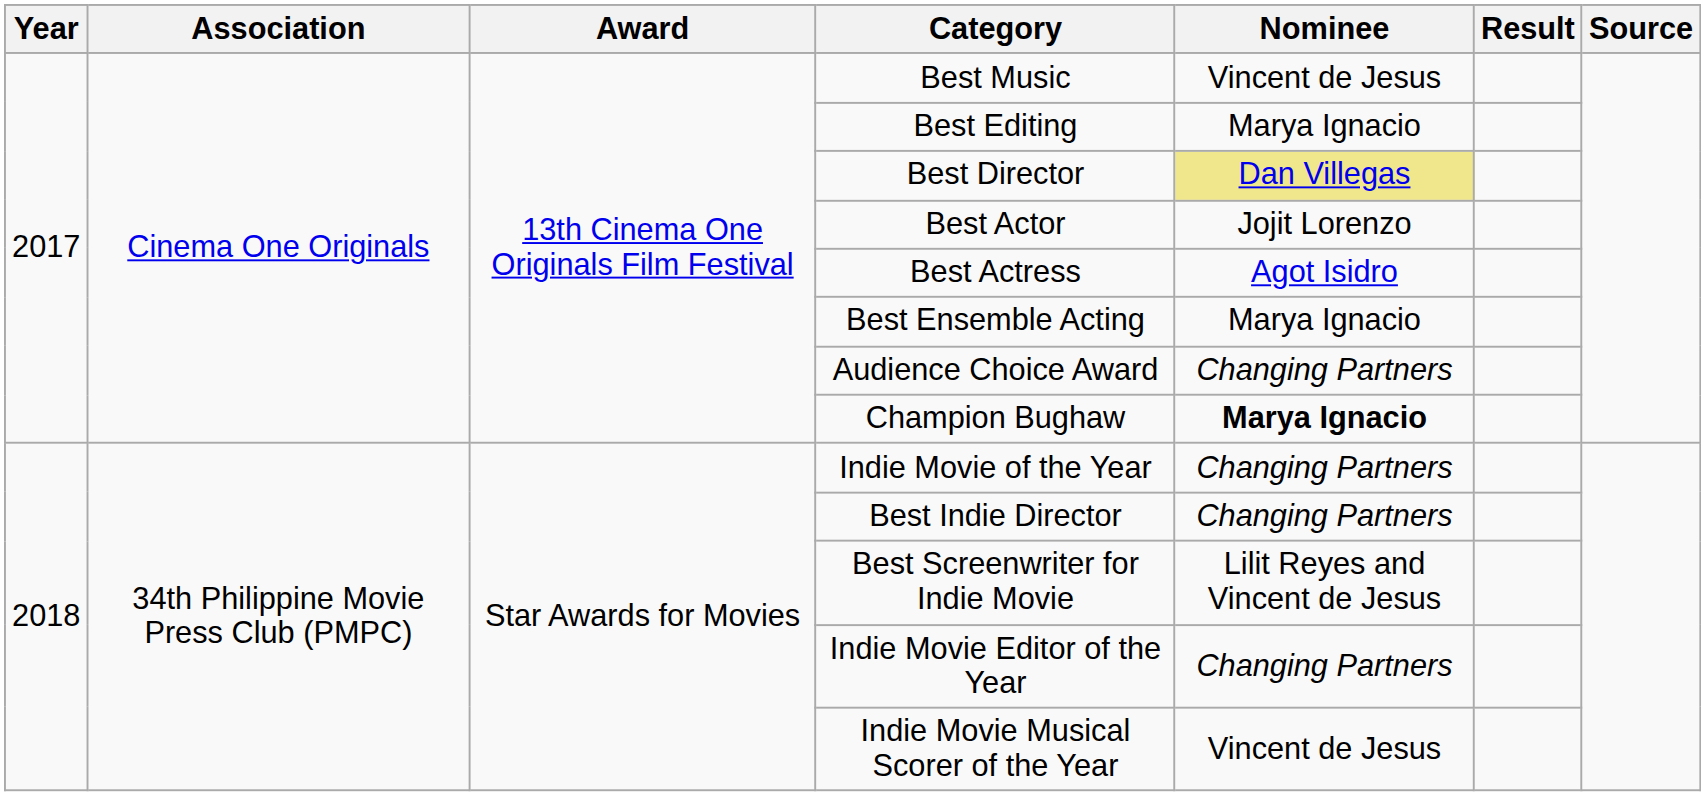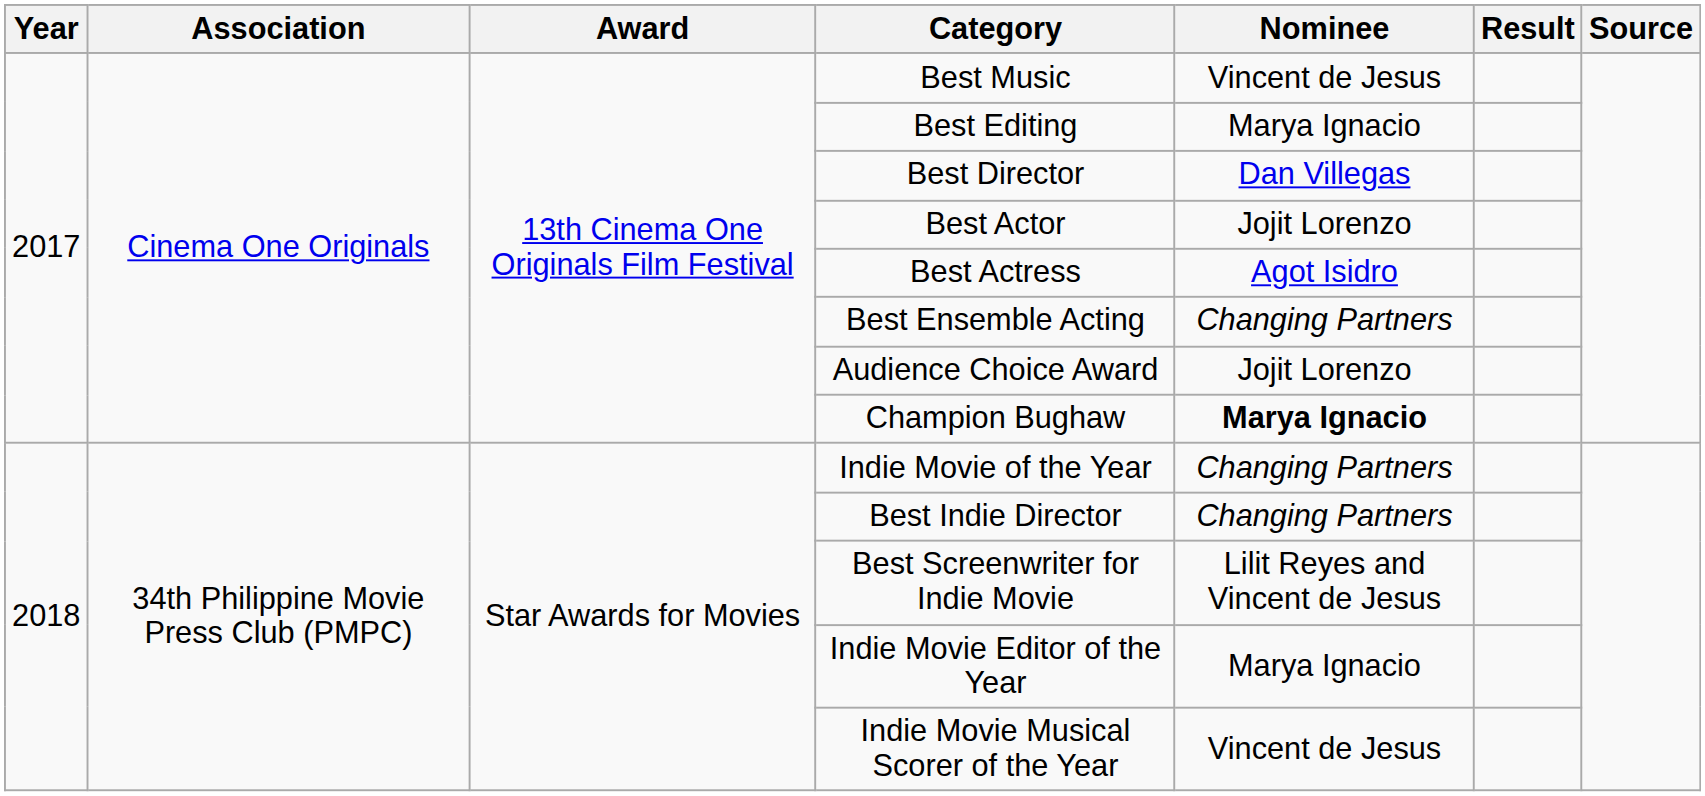(1324, 175) khaki background -> (1324, 175) no background
(1324, 321) Marya Ignacio -> (1324, 321) Changing Partners
(1324, 369) Changing Partners -> (1324, 369) Jojit Lorenzo
(1324, 665) Changing Partners -> (1324, 665) Marya Ignacio
